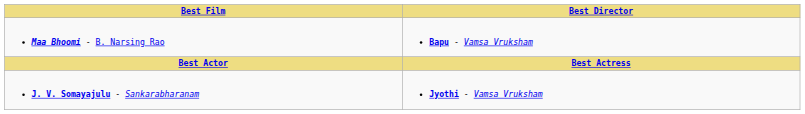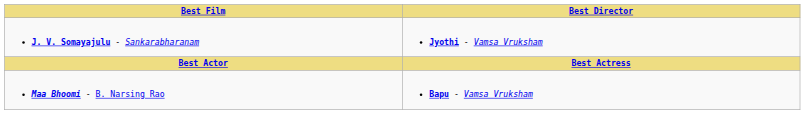rows swapped: (203, 42) <-> (203, 95)
